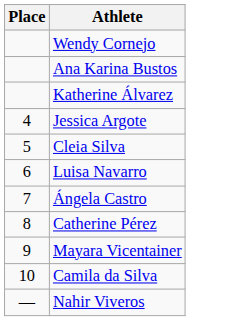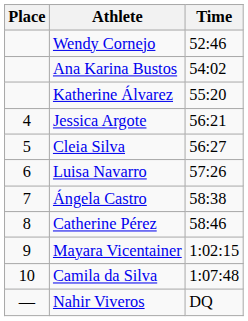+ column: (214, 17)
